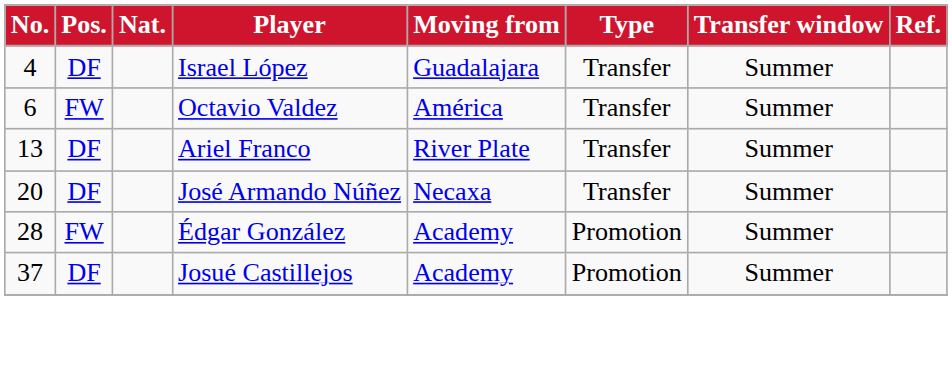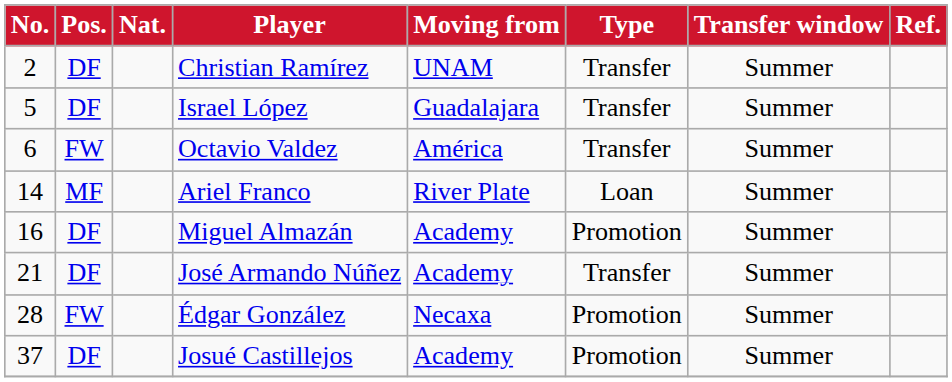+ row: (273, 66)
(30, 66) 4 -> (30, 107) 5
(30, 149) 13 -> (30, 190) 14
(84, 149) DF -> (84, 190) MF
(627, 149) Transfer -> (627, 190) Loan
+ row: (265, 231)
(30, 190) 20 -> (30, 273) 21
(452, 190) Necaxa -> (463, 273) Academy
(463, 231) Academy -> (452, 314) Necaxa
